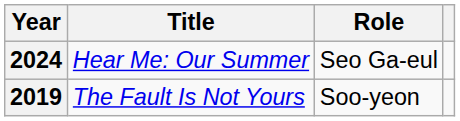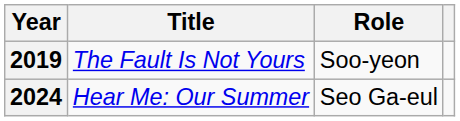rows swapped: (36, 97) <-> (36, 60)
